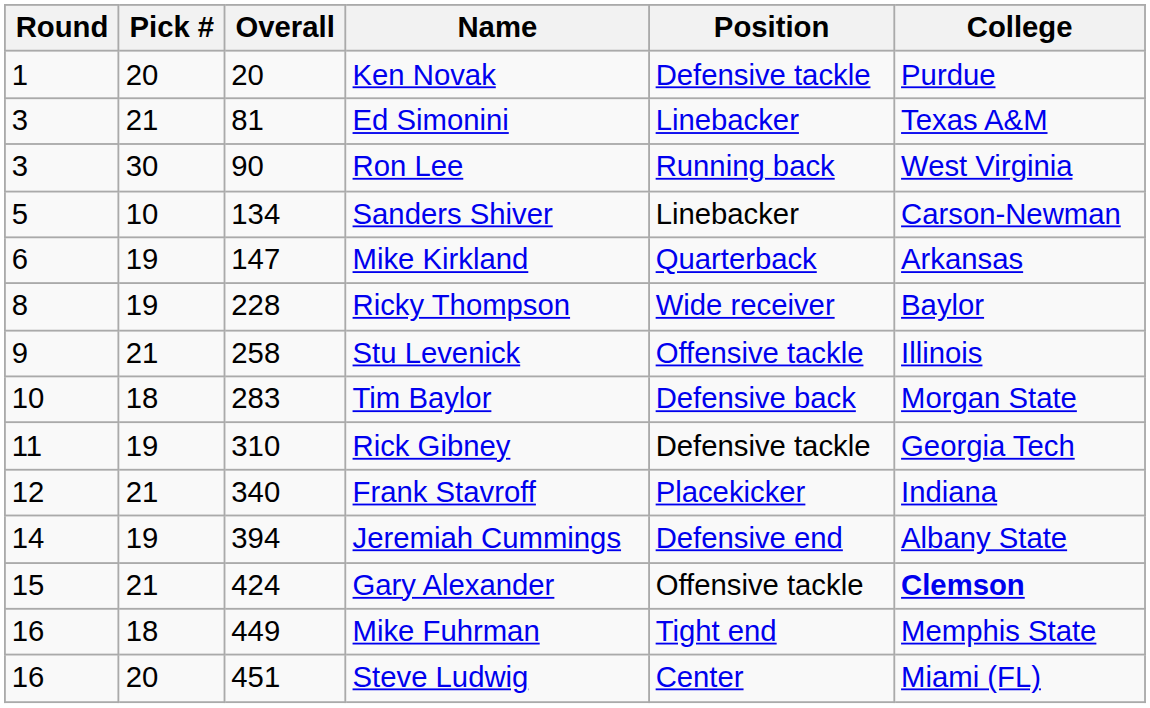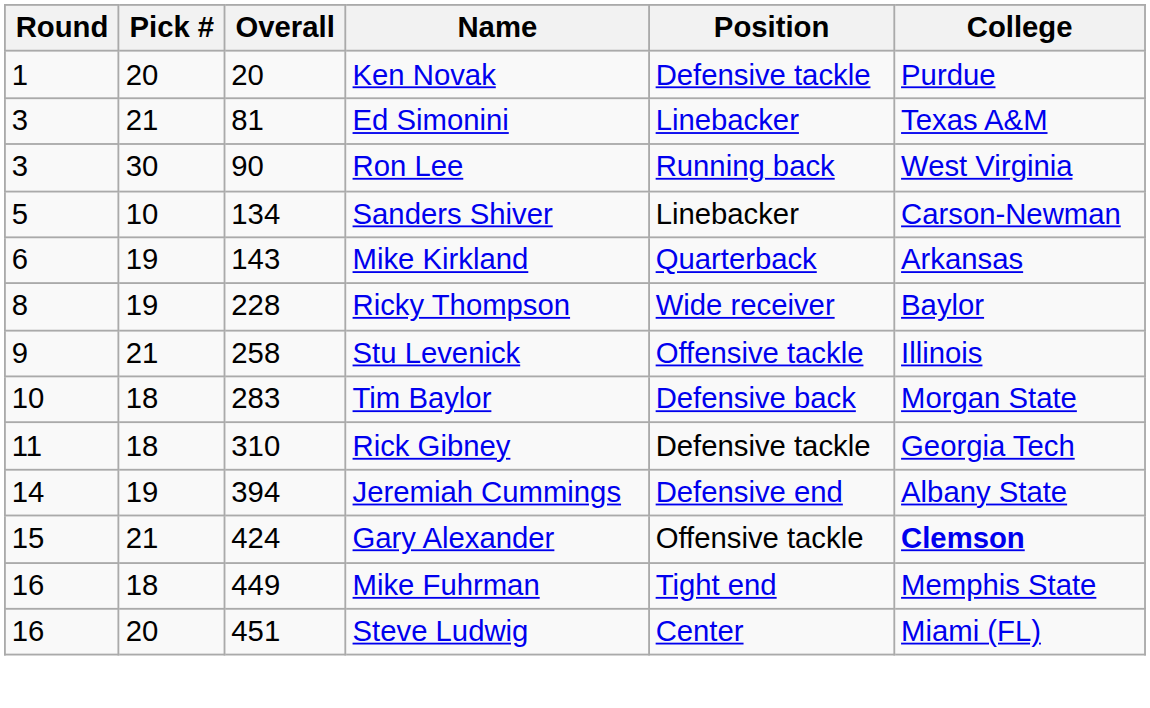(256, 259) 147 -> (256, 259) 143
(142, 445) 19 -> (142, 445) 18
- row: (444, 492)
